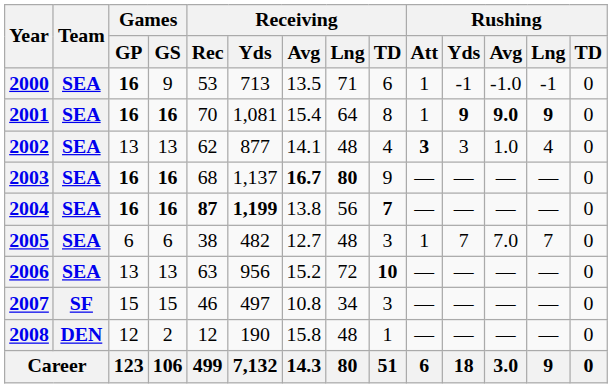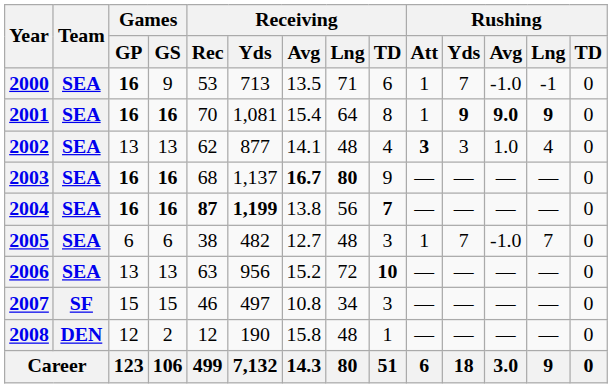(464, 83) -1 -> (464, 83) 7
(506, 240) 7.0 -> (506, 240) -1.0
